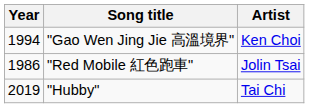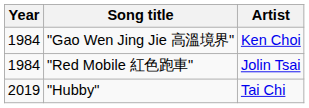(24, 40) 1994 -> (24, 40) 1984
(24, 66) 1986 -> (24, 66) 1984
